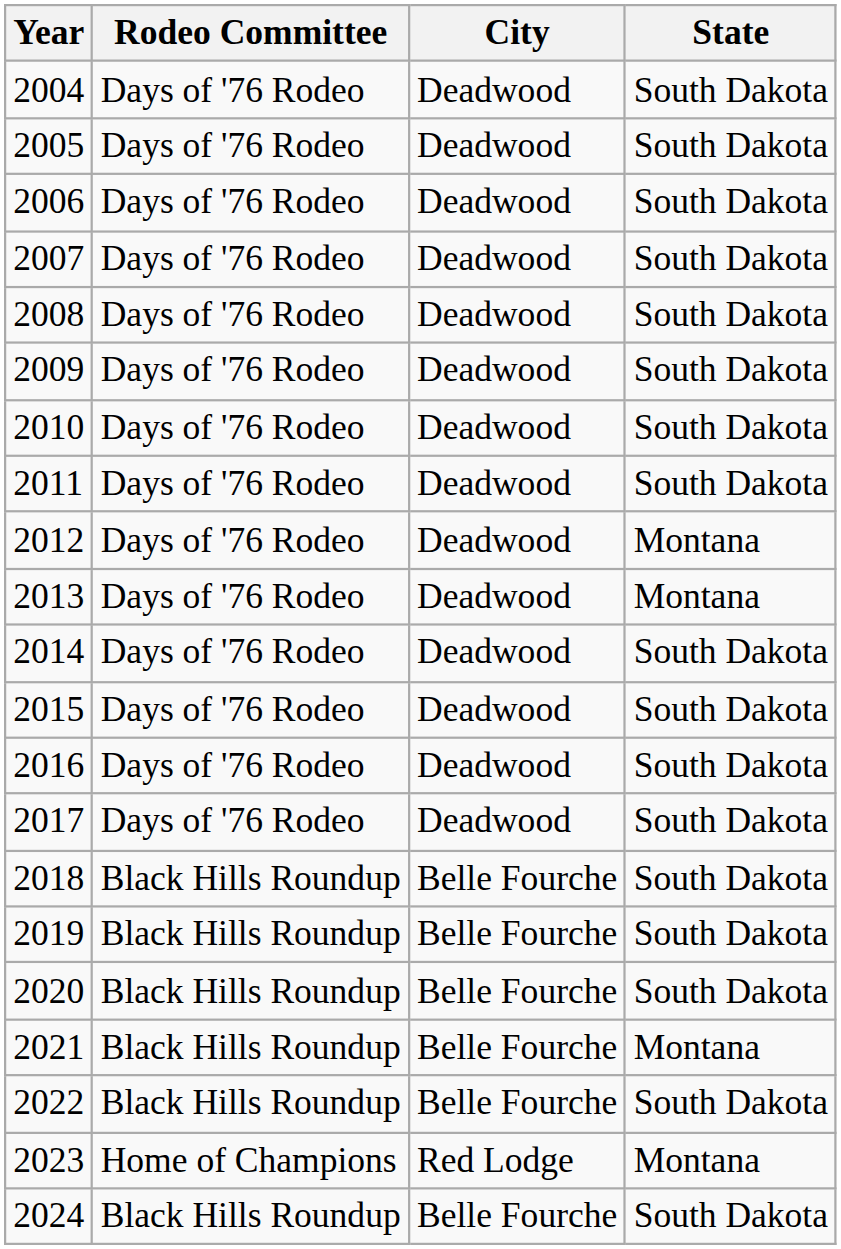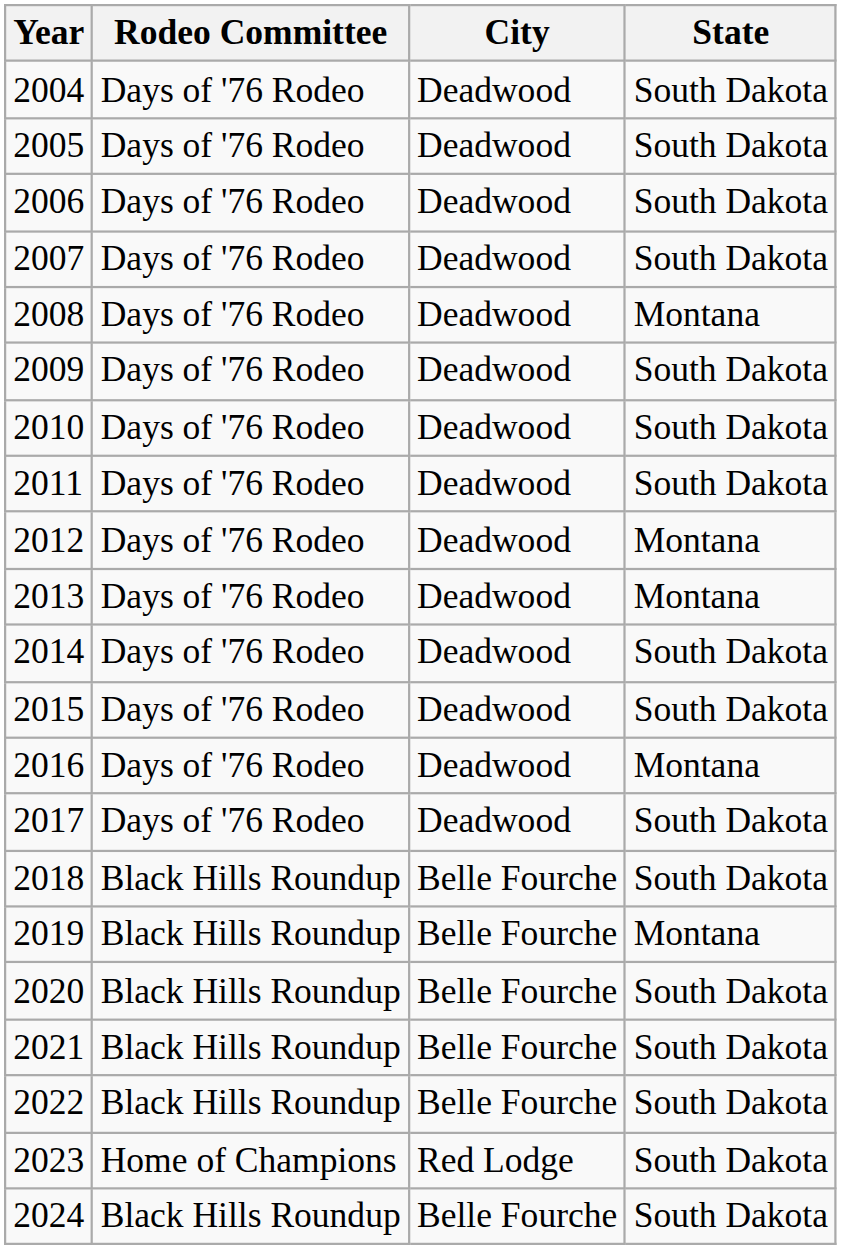(731, 314) South Dakota -> (697, 314) Montana
(731, 764) South Dakota -> (697, 764) Montana
(731, 933) South Dakota -> (697, 933) Montana
(697, 1046) Montana -> (731, 1046) South Dakota
(697, 1159) Montana -> (731, 1159) South Dakota
